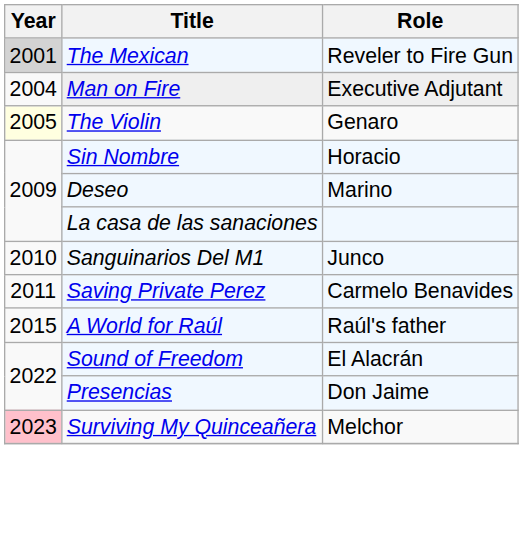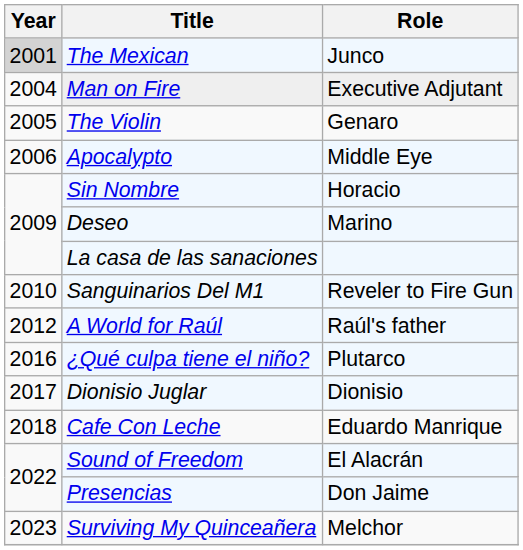(420, 55) Reveler to Fire Gun -> (356, 55) Junco
(33, 122) lightyellow background -> (33, 122) no background
+ row: (119, 156)
(356, 257) Junco -> (420, 291) Reveler to Fire Gun
- row: (166, 291)
(33, 325) 2015 -> (33, 325) 2012
+ row: (188, 358)
+ row: (137, 392)
+ row: (144, 426)
(33, 426) pink background -> (33, 527) no background
